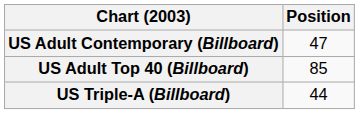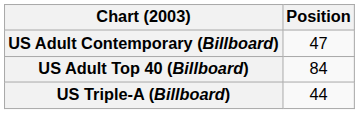(318, 69) 85 -> (318, 69) 84
